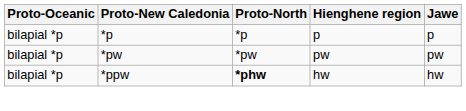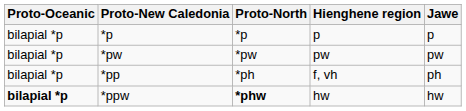+ row: (110, 75)
(35, 75) normal -> (38, 95) bold
